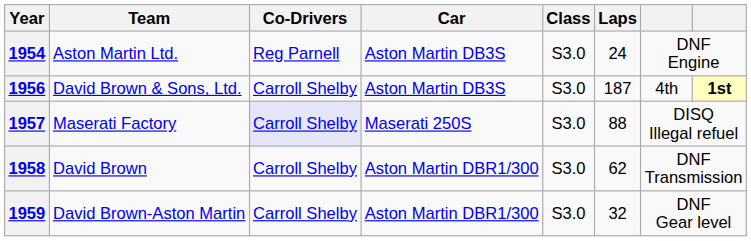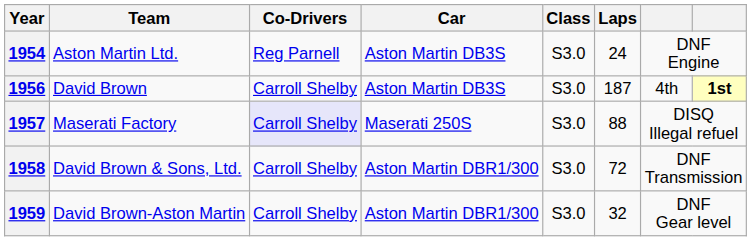(147, 89) David Brown & Sons, Ltd. -> (100, 89) David Brown
(100, 169) David Brown -> (147, 169) David Brown & Sons, Ltd.
(618, 169) 62 -> (618, 169) 72
